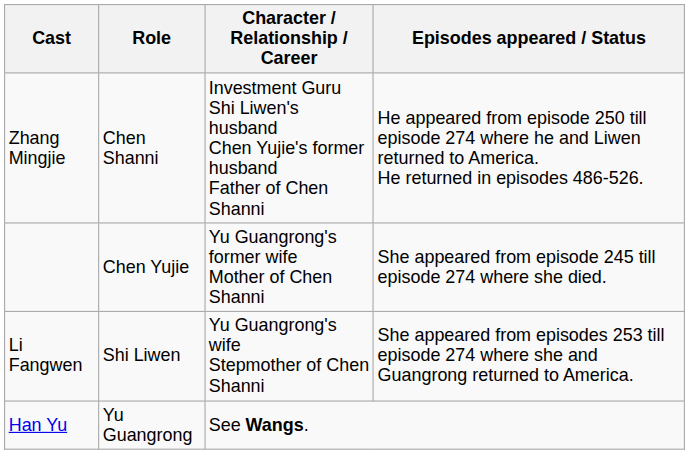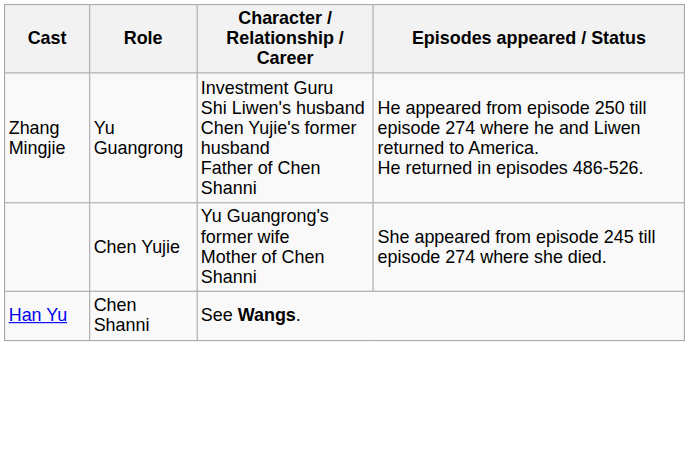(131, 147) Chen Shanni -> (139, 137) Yu Guangrong
- row: (46, 355)
(148, 424) Yu Guangrong -> (122, 315) Chen Shanni
